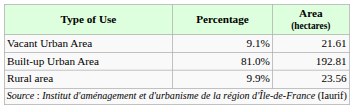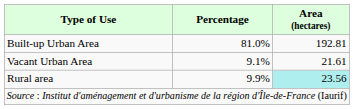rows swapped: (53, 61) <-> (50, 43)
(334, 79) no background -> (334, 79) paleturquoise background
